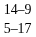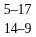rows swapped: (18, 9) <-> (18, 29)
